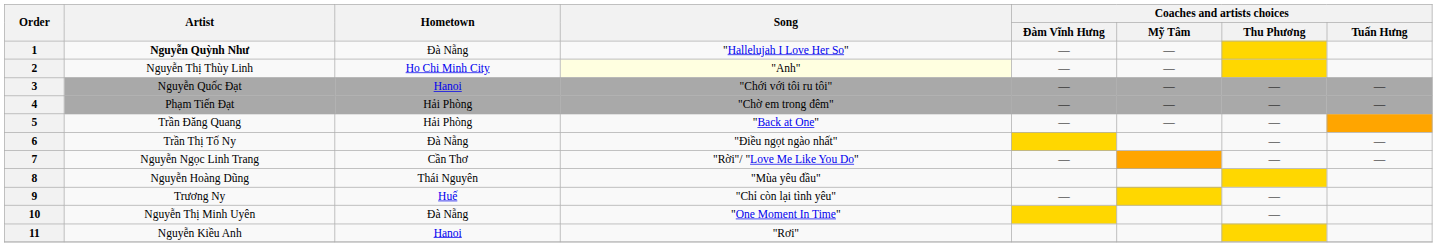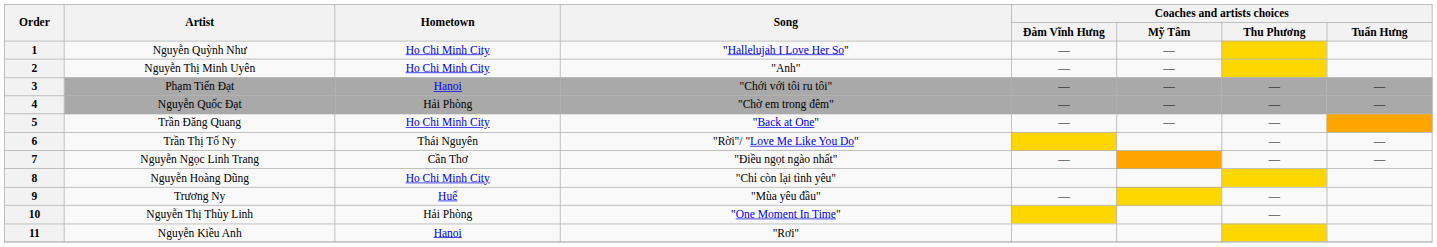(200, 50) bold -> (200, 50) normal
(448, 50) Đà Nẵng -> (448, 50) Ho Chi Minh City
(200, 68) Nguyễn Thị Thùy Linh -> (200, 68) Nguyễn Thị Minh Uyên
(786, 68) lightyellow background -> (786, 68) no background
(200, 86) Nguyễn Quốc Đạt -> (200, 86) Phạm Tiến Đạt
(200, 104) Phạm Tiến Đạt -> (200, 104) Nguyễn Quốc Đạt
(448, 123) Hải Phòng -> (448, 123) Ho Chi Minh City
(448, 141) Đà Nẵng -> (448, 141) Thái Nguyên
(786, 141) "Điều ngọt ngào nhất" -> (786, 141) "Rời"/ "Love Me Like You Do"
(786, 159) "Rời"/ "Love Me Like You Do" -> (786, 159) "Điều ngọt ngào nhất"
(448, 178) Thái Nguyên -> (448, 178) Ho Chi Minh City
(786, 178) "Mùa yêu đầu" -> (786, 178) "Chỉ còn lại tình yêu"
(786, 196) "Chỉ còn lại tình yêu" -> (786, 196) "Mùa yêu đầu"
(200, 214) Nguyễn Thị Minh Uyên -> (200, 214) Nguyễn Thị Thùy Linh
(448, 214) Đà Nẵng -> (448, 214) Hải Phòng
